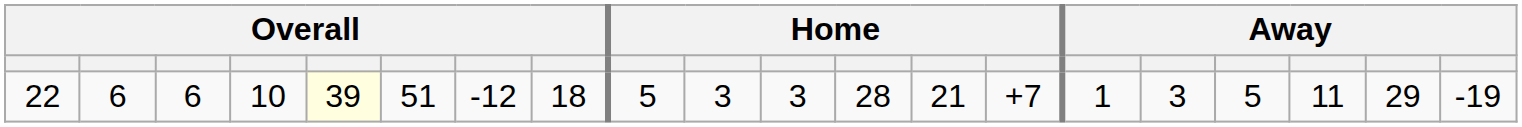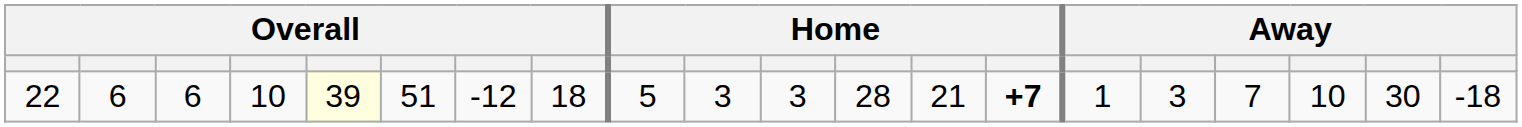(1023, 95) normal -> (1023, 95) bold
(1253, 95) 5 -> (1253, 95) 7
(1328, 95) 11 -> (1328, 95) 10
(1403, 95) 29 -> (1403, 95) 30
(1478, 95) -19 -> (1478, 95) -18
